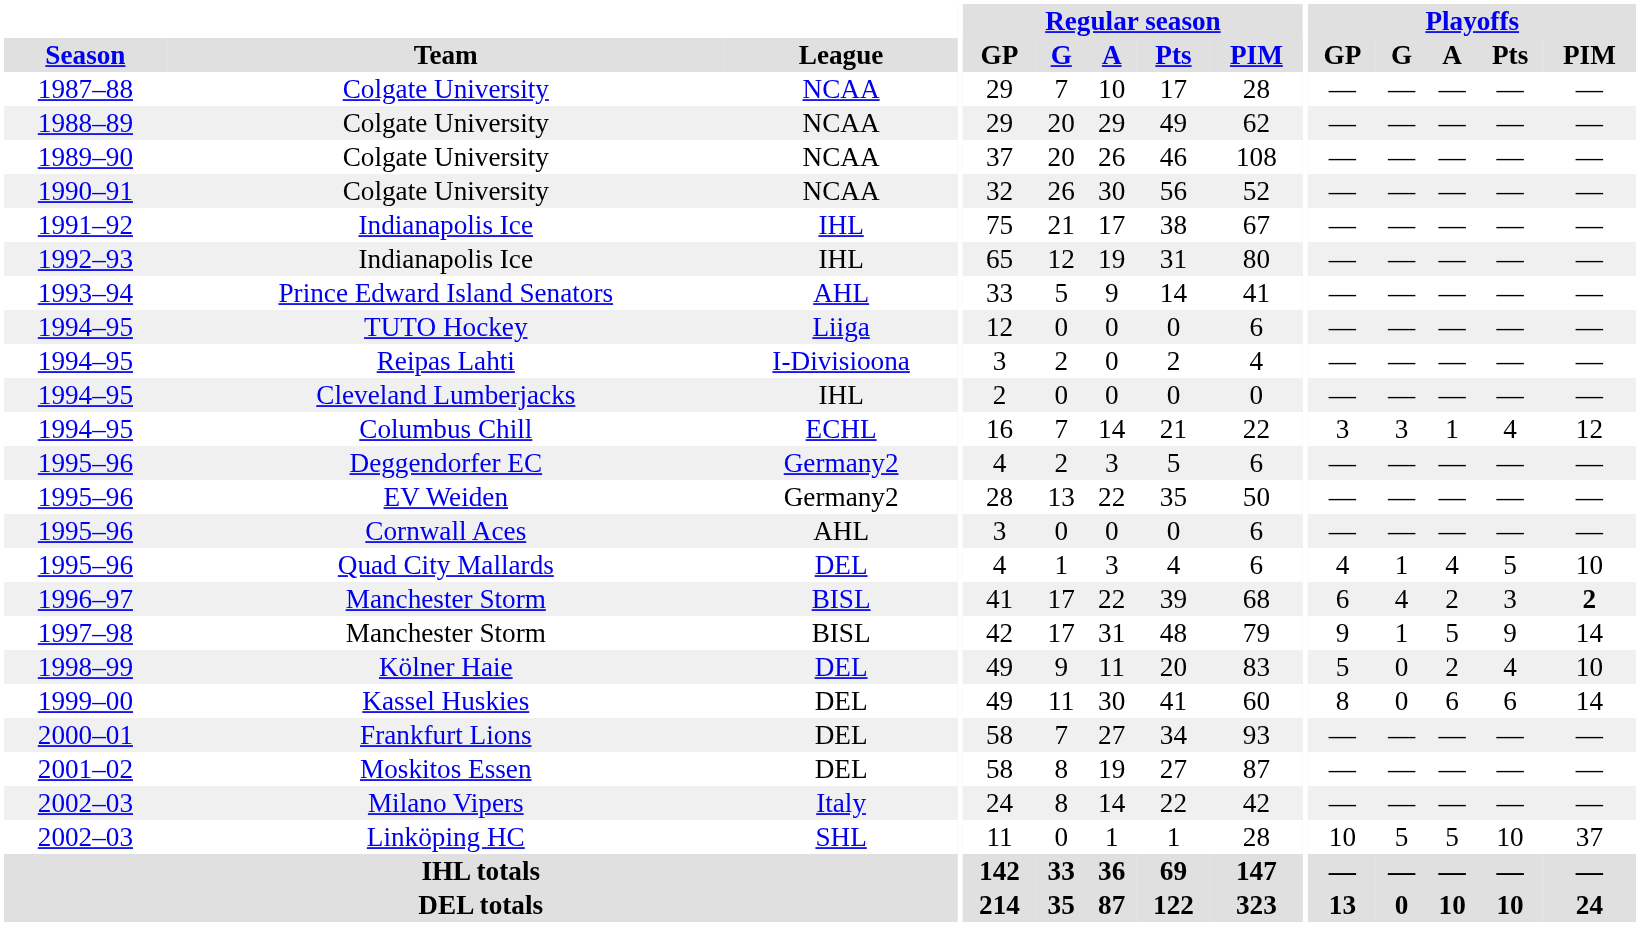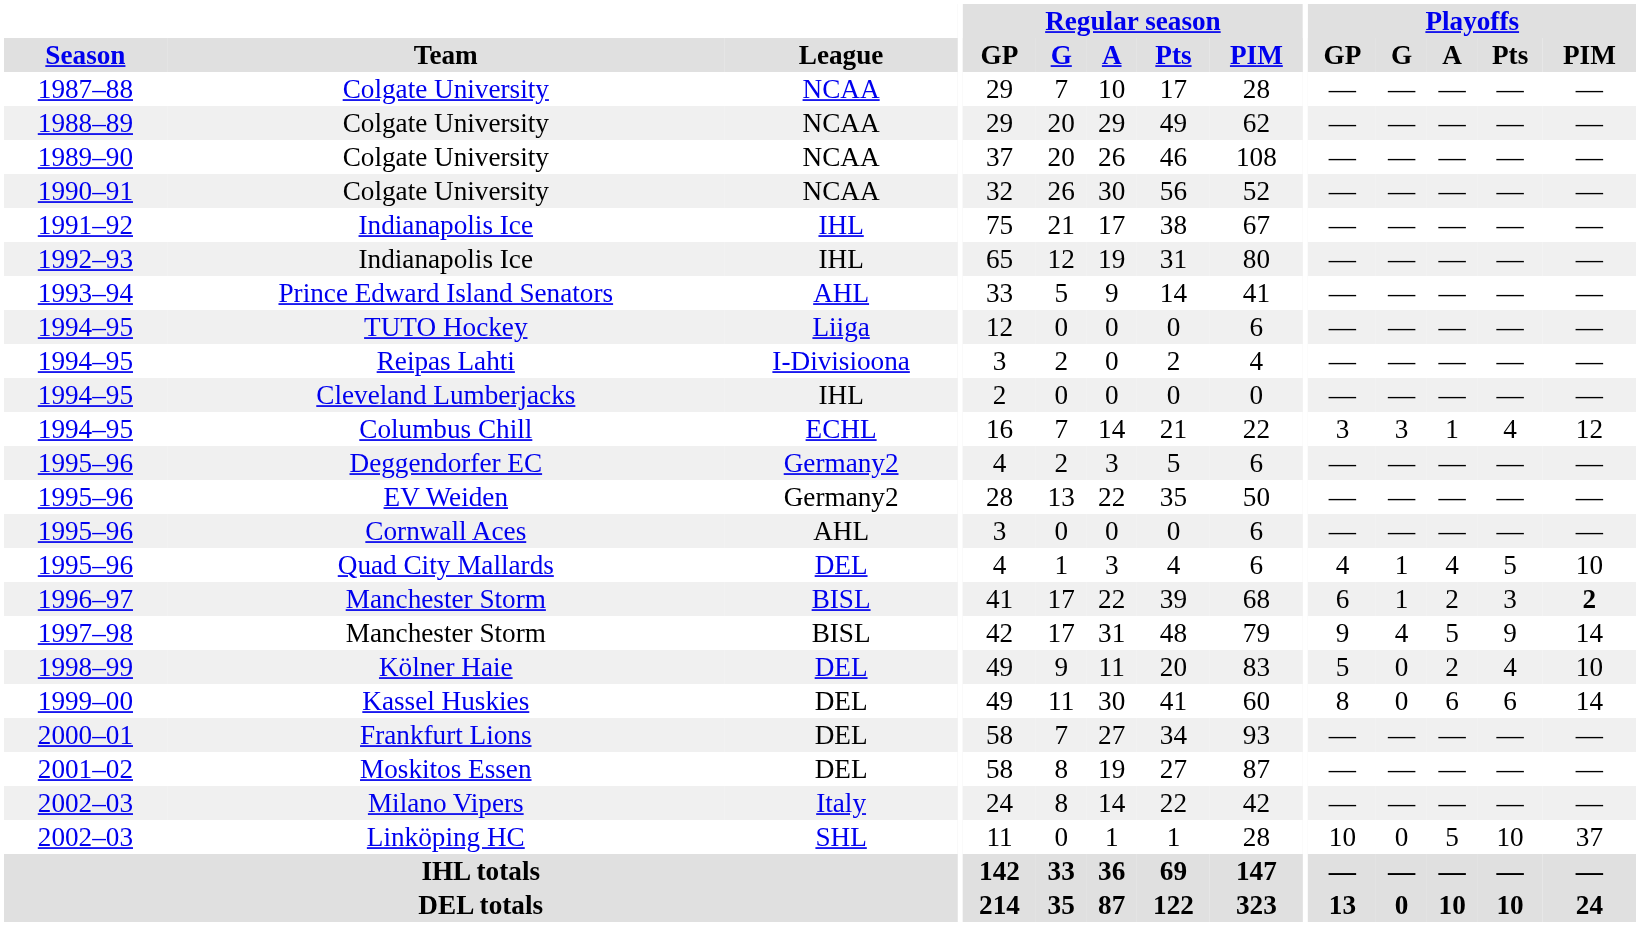(1402, 598) 4 -> (1402, 598) 1
(1402, 632) 1 -> (1402, 632) 4
(1402, 836) 5 -> (1402, 836) 0
